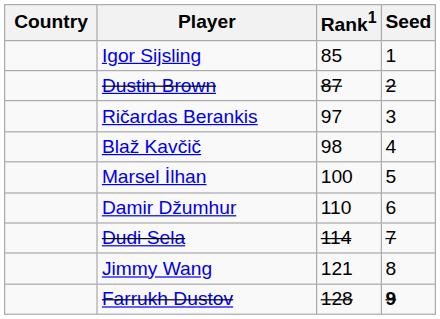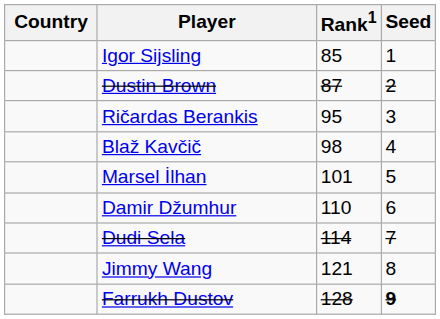(331, 116) 97 -> (331, 116) 95
(337, 177) 100 -> (337, 177) 101
